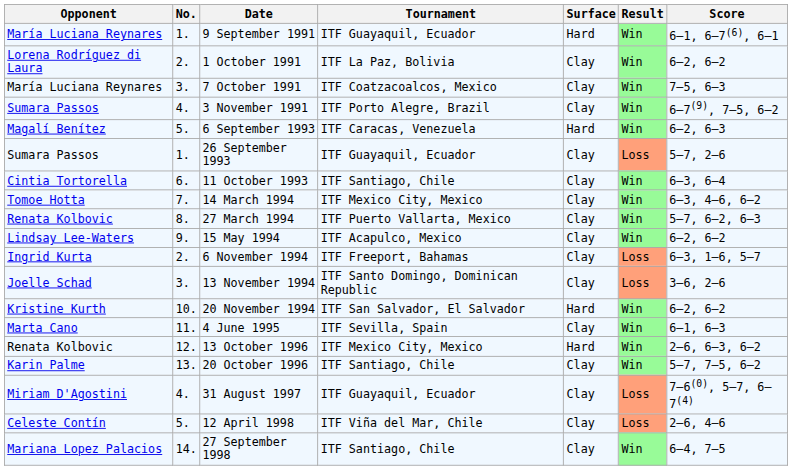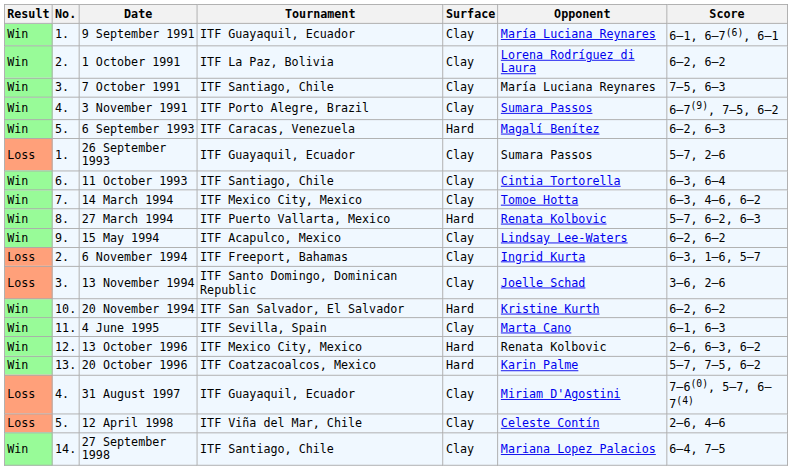columns swapped: (643, 14) <-> (89, 14)
(581, 35) Hard -> (460, 35) Clay
(409, 88) ITF Coatzacoalcos, Mexico -> (267, 88) ITF Santiago, Chile
(581, 219) Clay -> (460, 219) Hard
(388, 366) ITF Santiago, Chile -> (288, 366) ITF Coatzacoalcos, Mexico
(581, 366) Clay -> (460, 366) Hard
